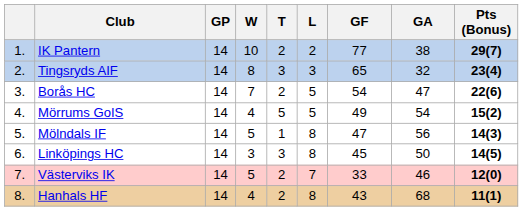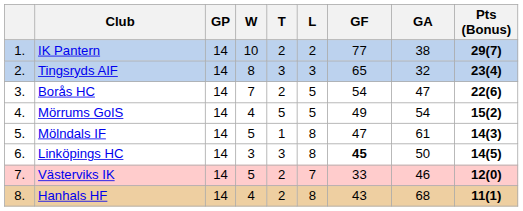(423, 133) 56 -> (423, 133) 61
(359, 154) normal -> (359, 154) bold
